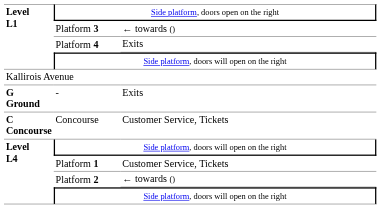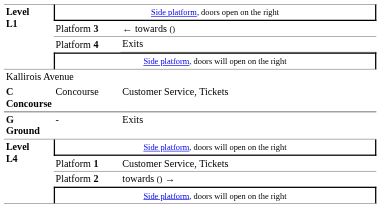rows swapped: (23, 98) <-> (29, 125)
(149, 179) ← towards () -> (149, 179) towards () →
